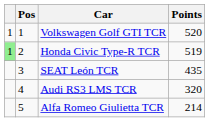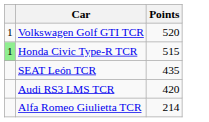- column: (27, 14)
(193, 51) 519 -> (171, 51) 515
(193, 89) 320 -> (171, 89) 420
